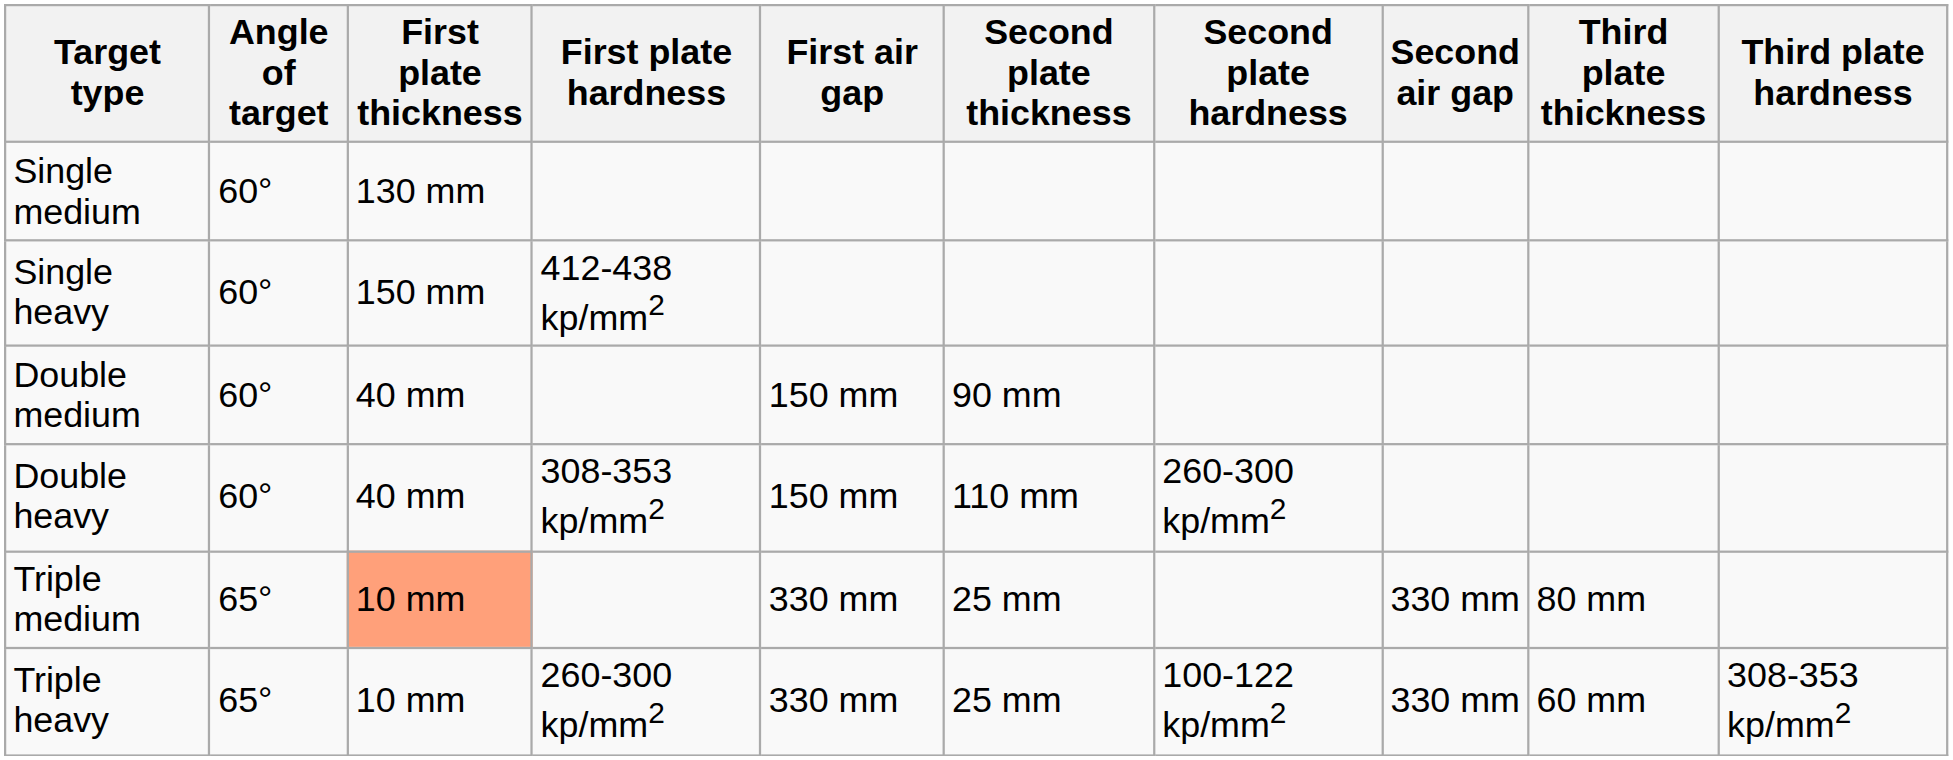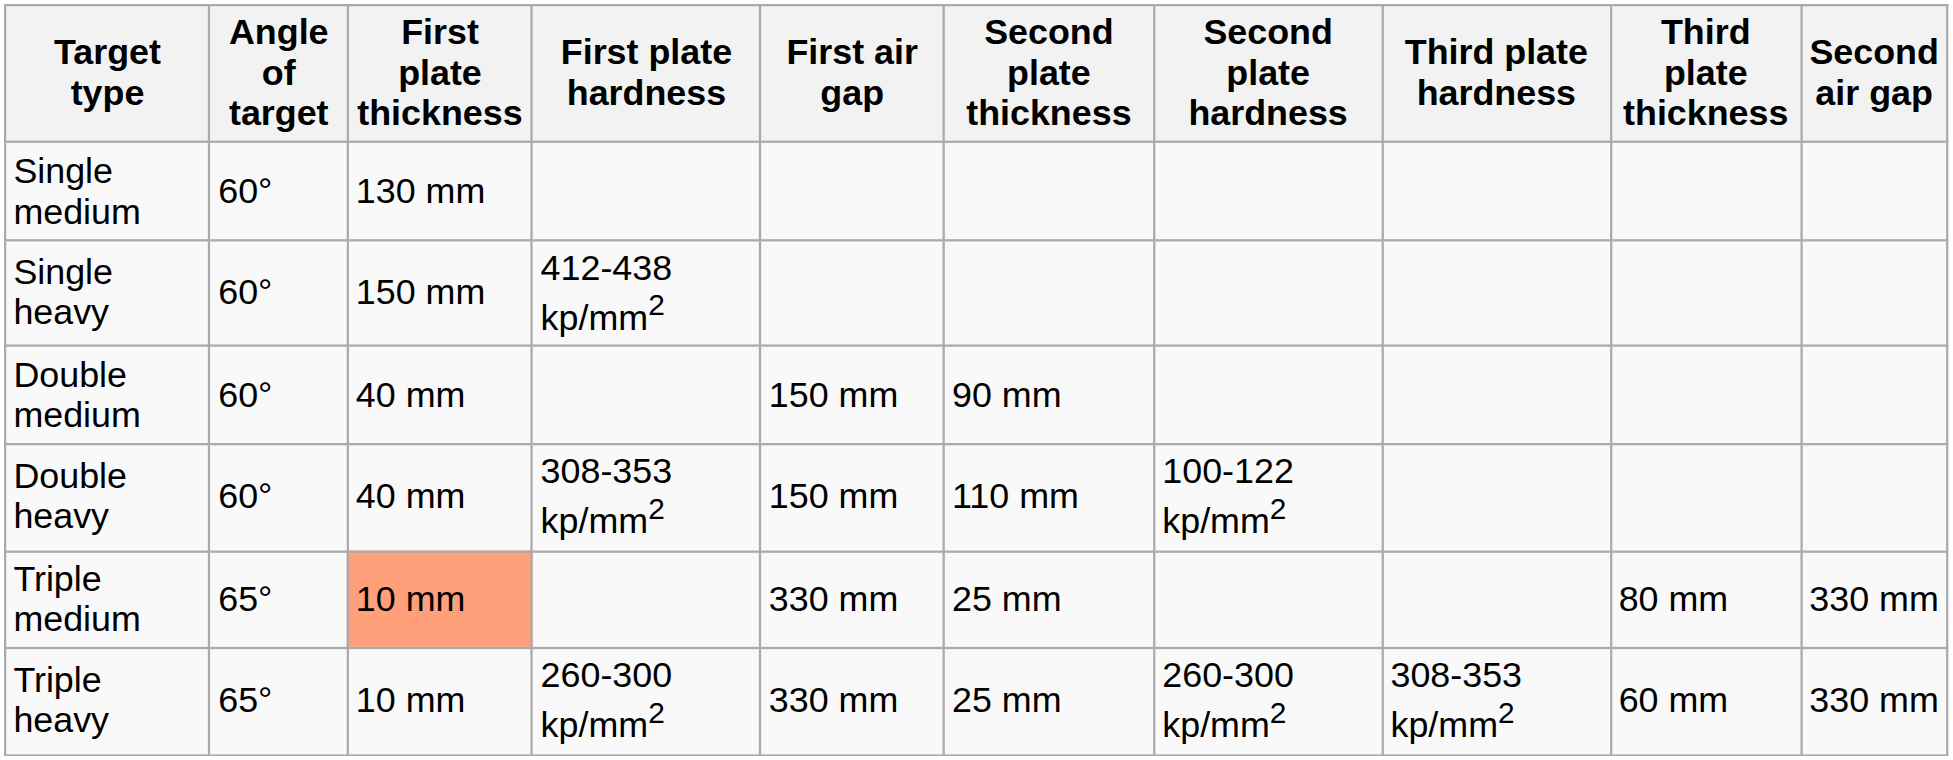columns swapped: (1455, 73) <-> (1833, 73)
(1228, 496) 260-300 kp/mm2 -> (1228, 496) 100-122 kp/mm2
(1228, 700) 100-122 kp/mm2 -> (1228, 700) 260-300 kp/mm2
